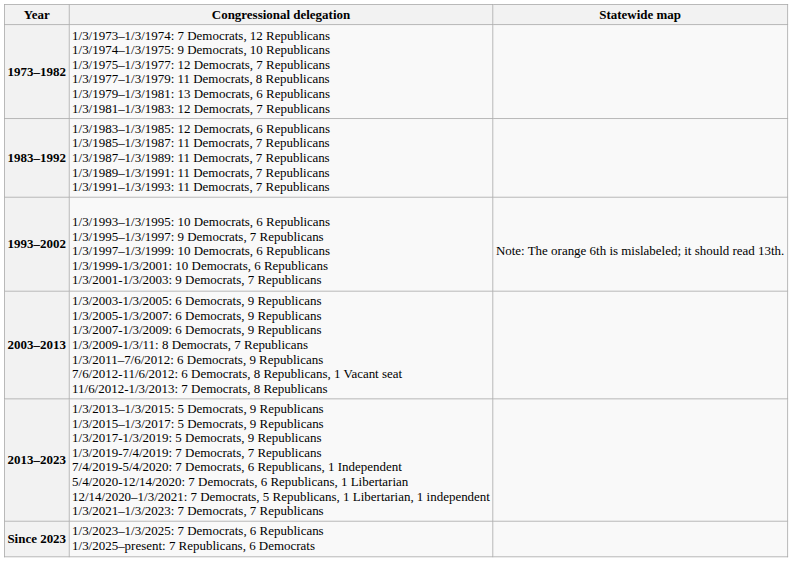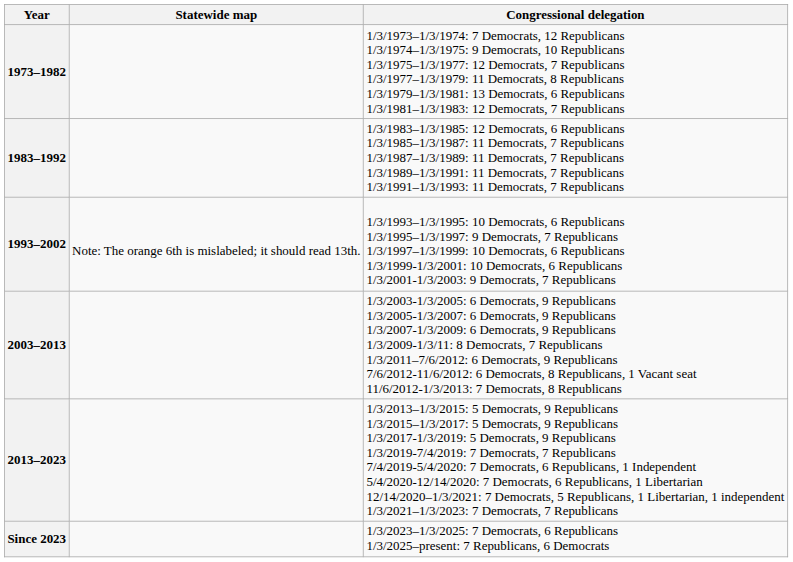columns swapped: (640, 14) <-> (281, 14)
